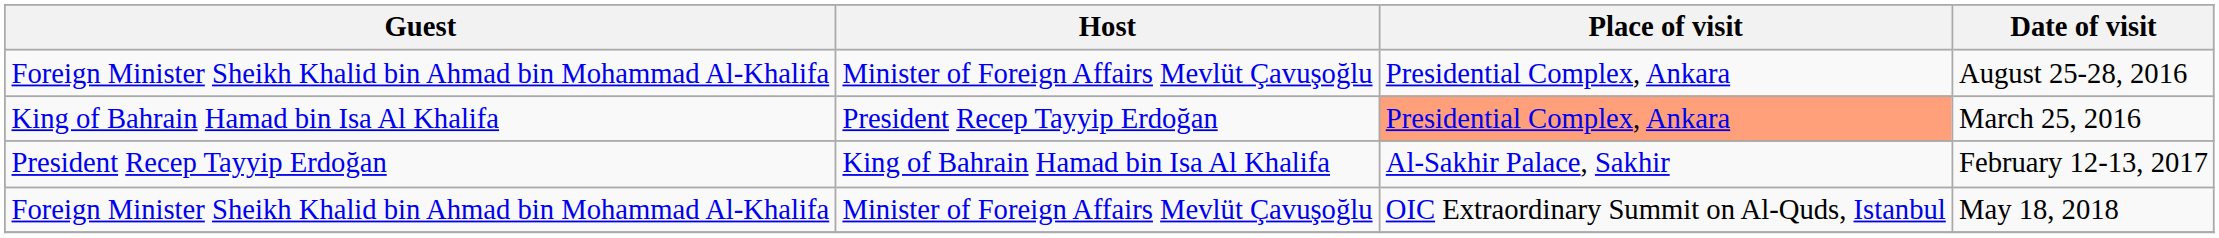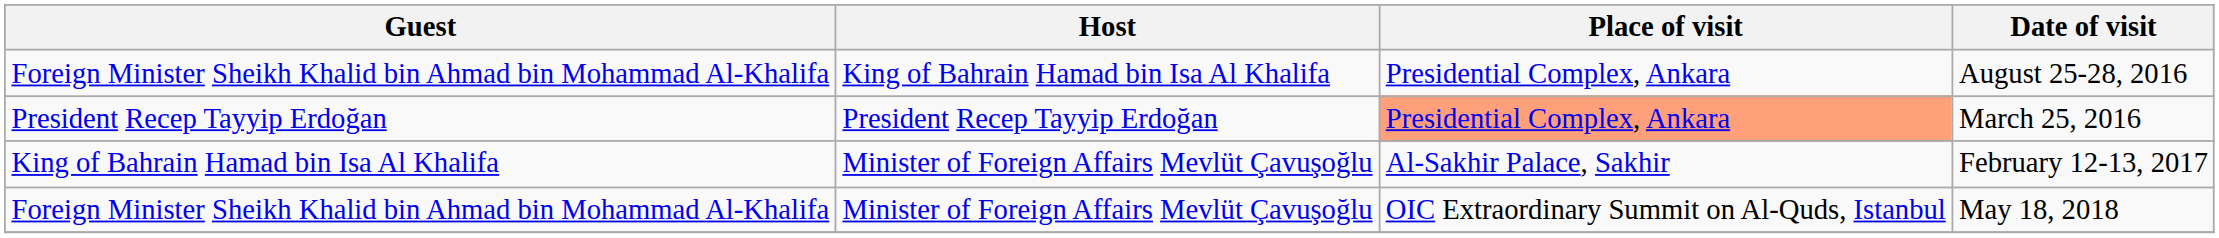(1107, 72) Minister of Foreign Affairs Mevlüt Çavuşoğlu -> (1086, 72) King of Bahrain Hamad bin Isa Al Khalifa
(255, 118) King of Bahrain Hamad bin Isa Al Khalifa -> (199, 118) President Recep Tayyip Erdoğan
(199, 163) President Recep Tayyip Erdoğan -> (255, 163) King of Bahrain Hamad bin Isa Al Khalifa
(1086, 163) King of Bahrain Hamad bin Isa Al Khalifa -> (1107, 163) Minister of Foreign Affairs Mevlüt Çavuşoğlu
